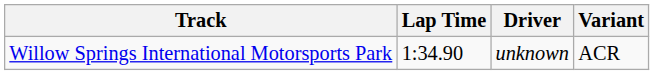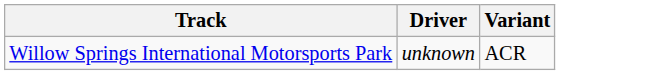- column: (444, 20)
